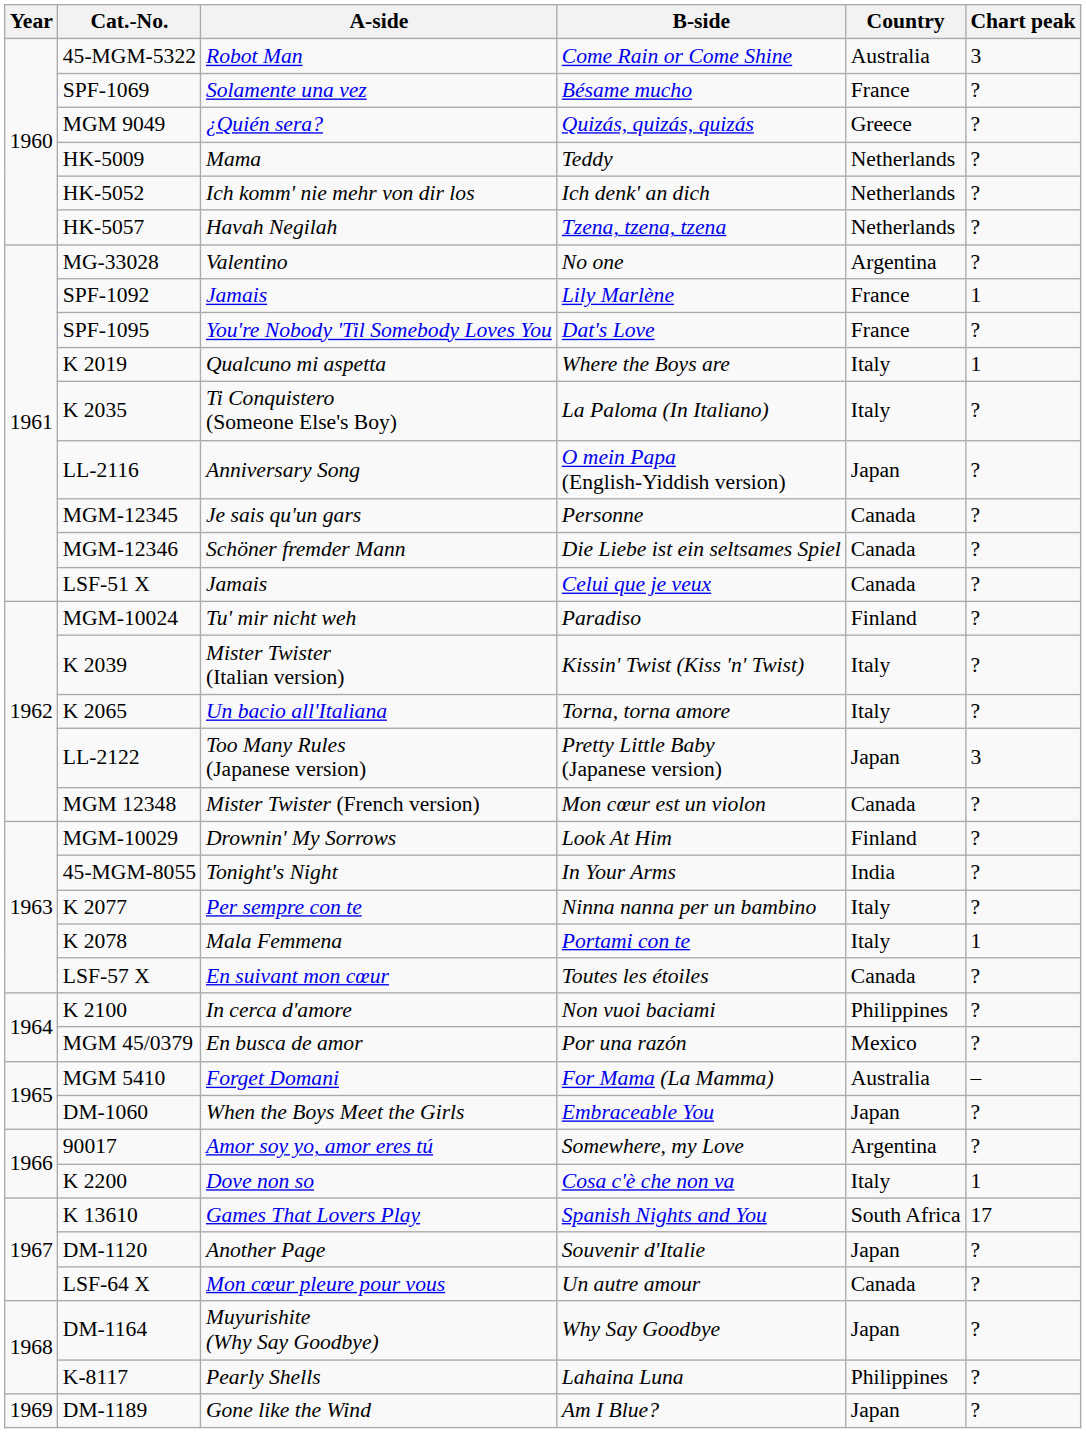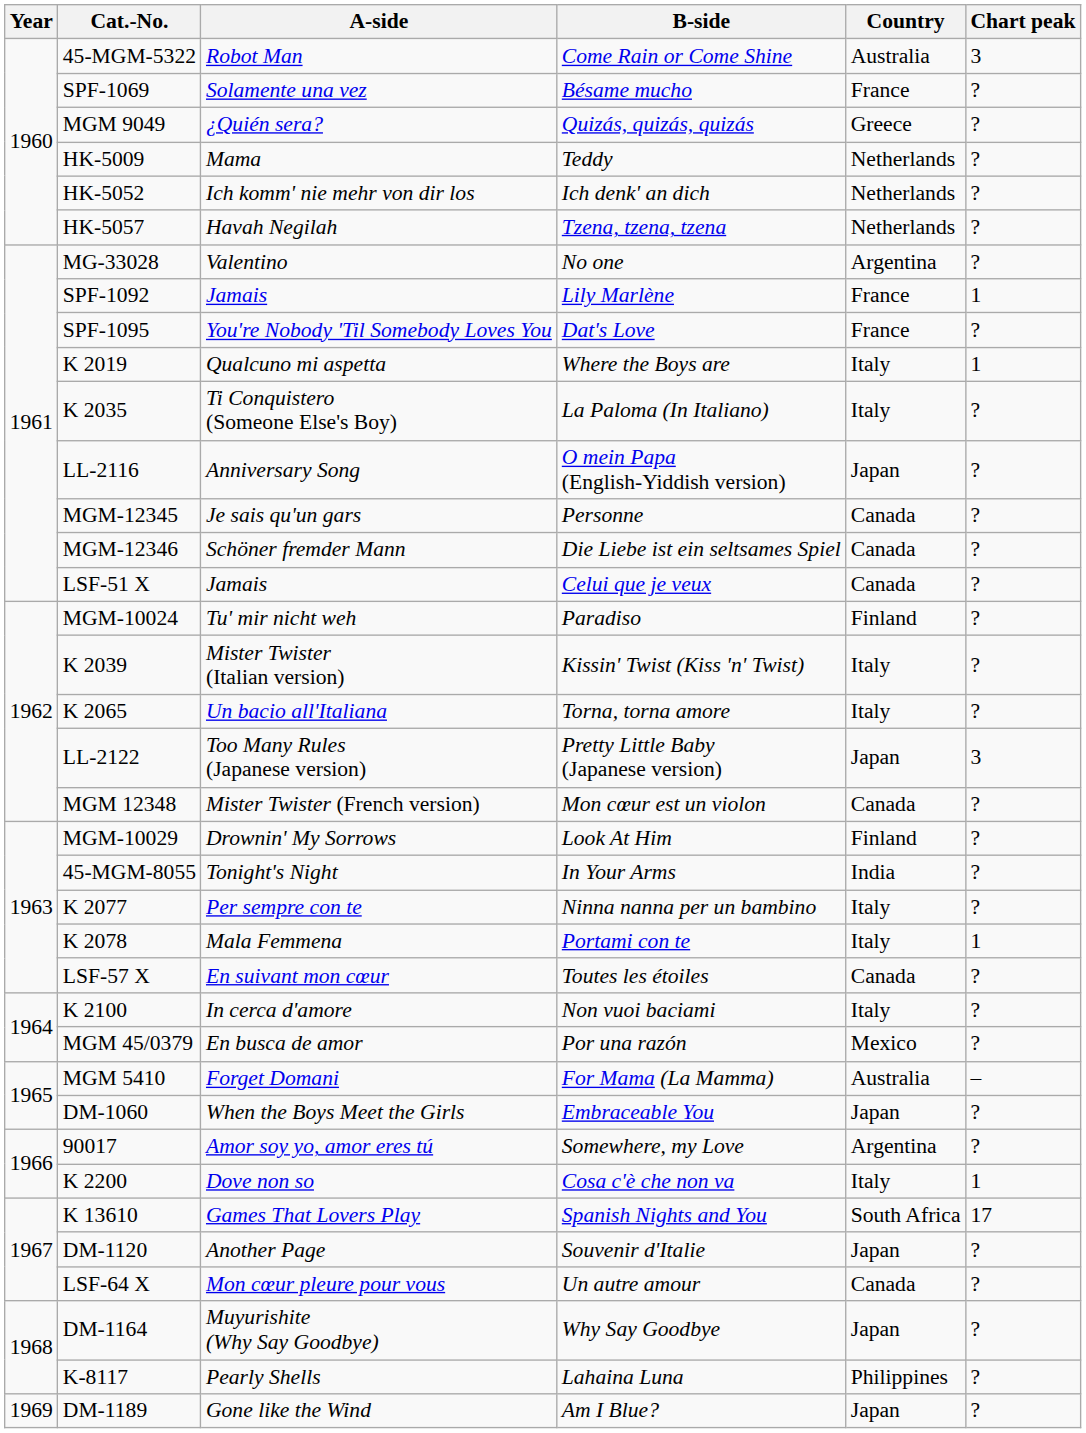(899, 1009) Philippines -> (871, 1009) Italy
